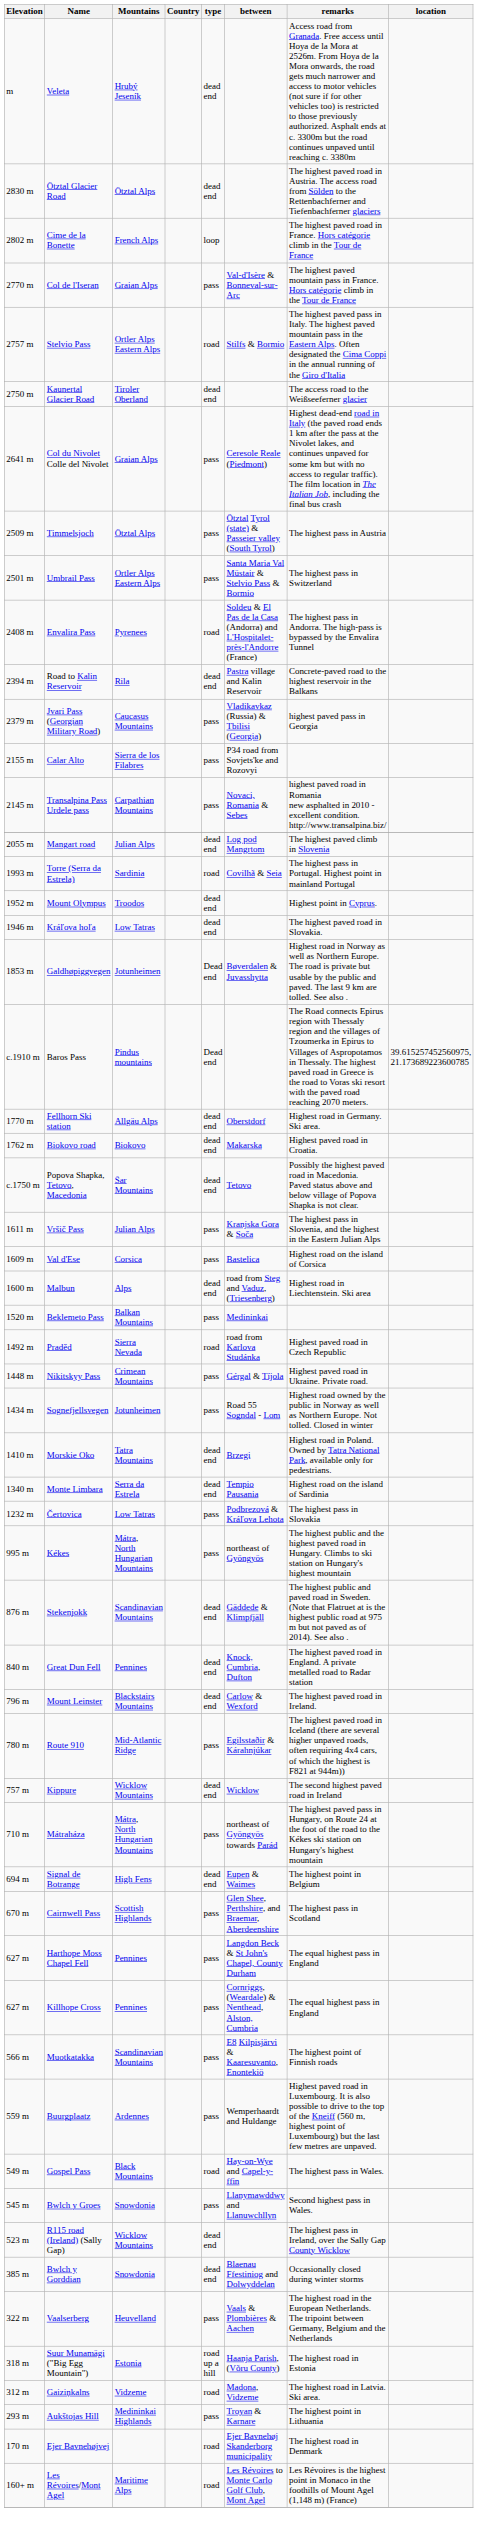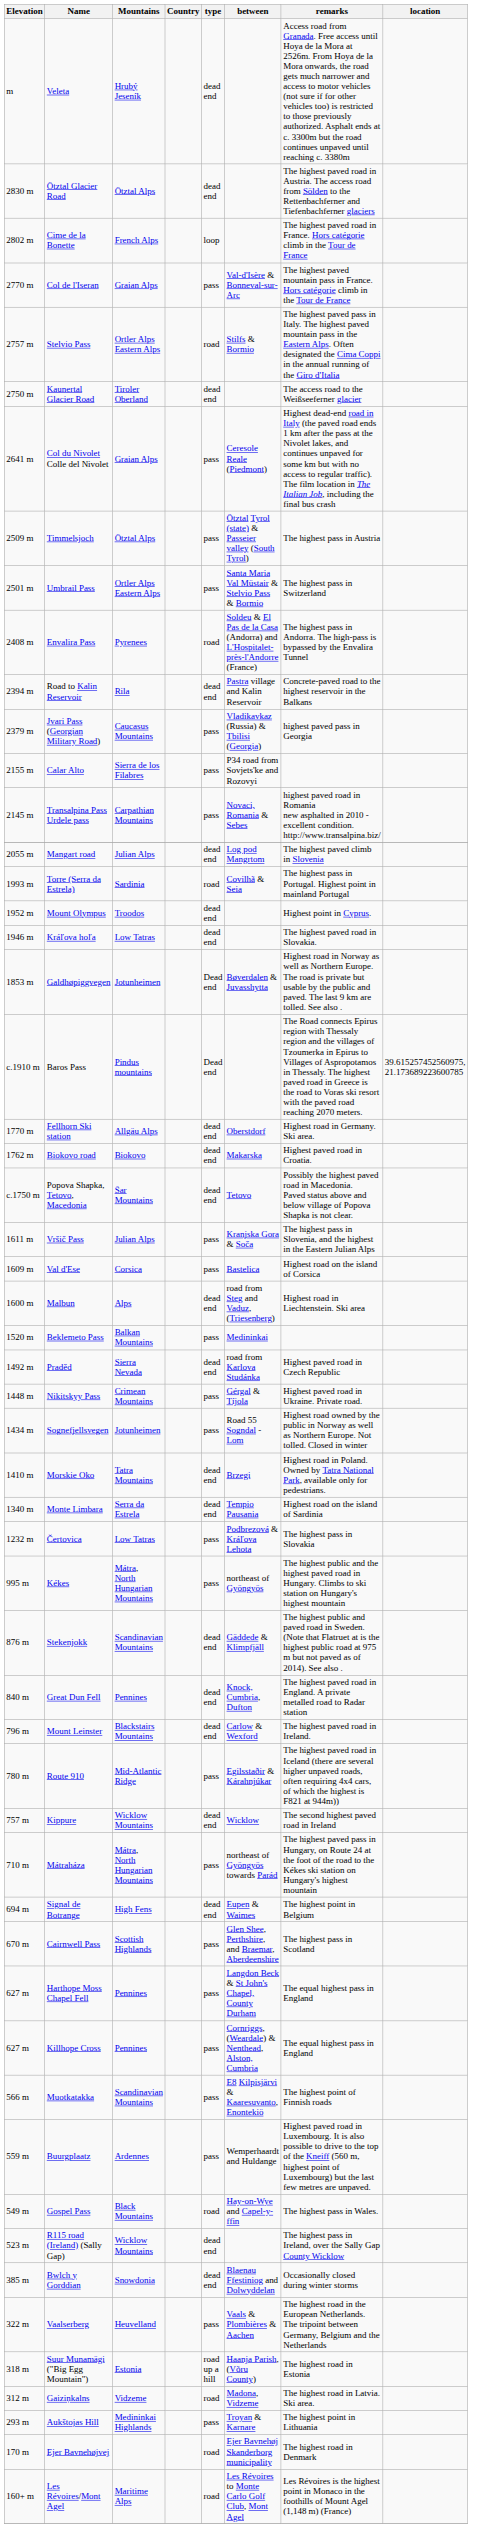(211, 1346) road -> (212, 1367) dead end
- row: (74, 2205)
